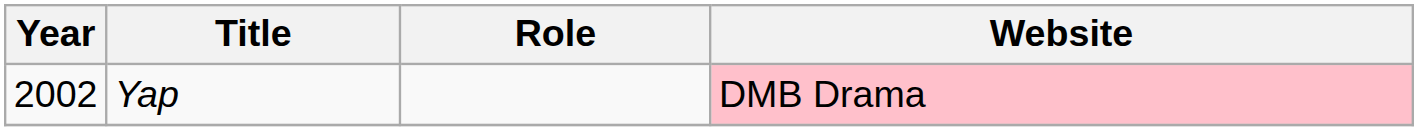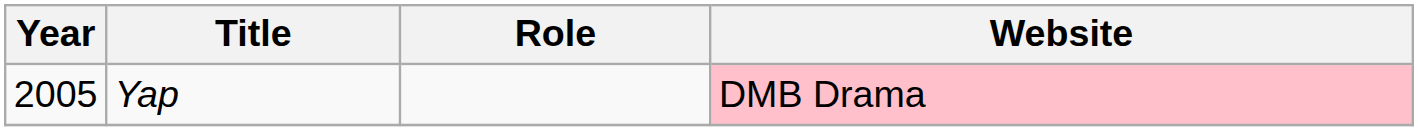(56, 93) 2002 -> (56, 93) 2005
